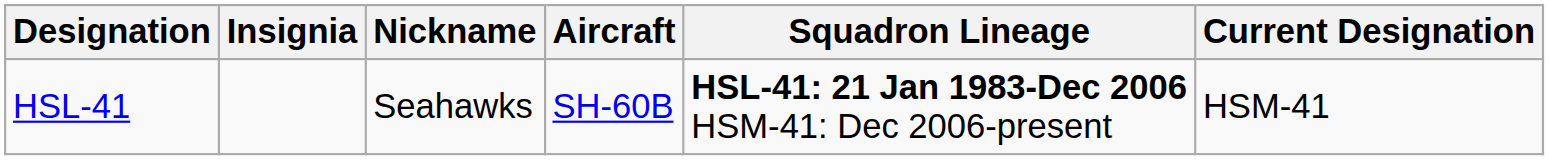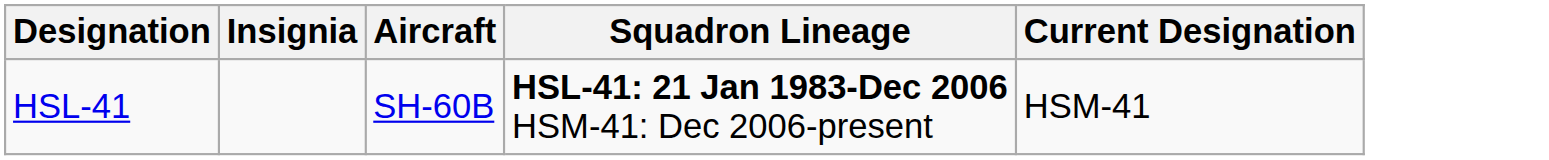- column: (455, 31)
